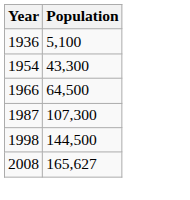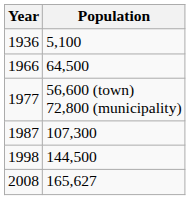- row: (24, 66)
+ row: (24, 99)
